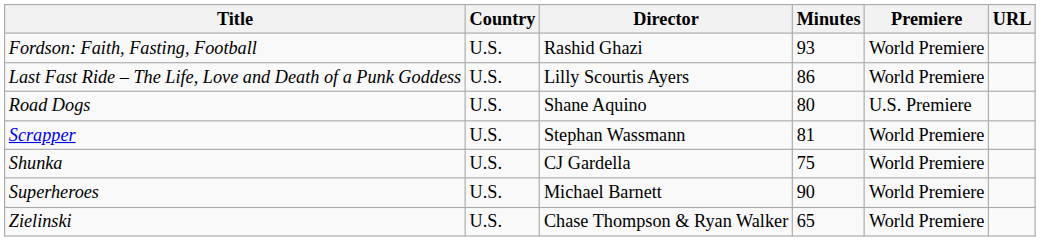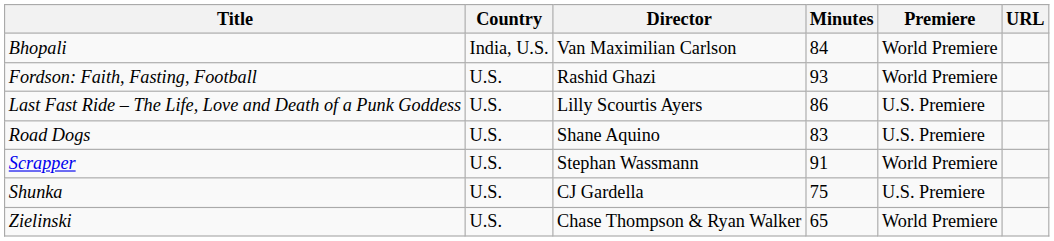+ row: (38, 47)
(927, 76) World Premiere -> (933, 105) U.S. Premiere
(806, 105) 80 -> (819, 134) 83
(806, 134) 81 -> (819, 163) 91
(927, 163) World Premiere -> (933, 192) U.S. Premiere
- row: (54, 192)
